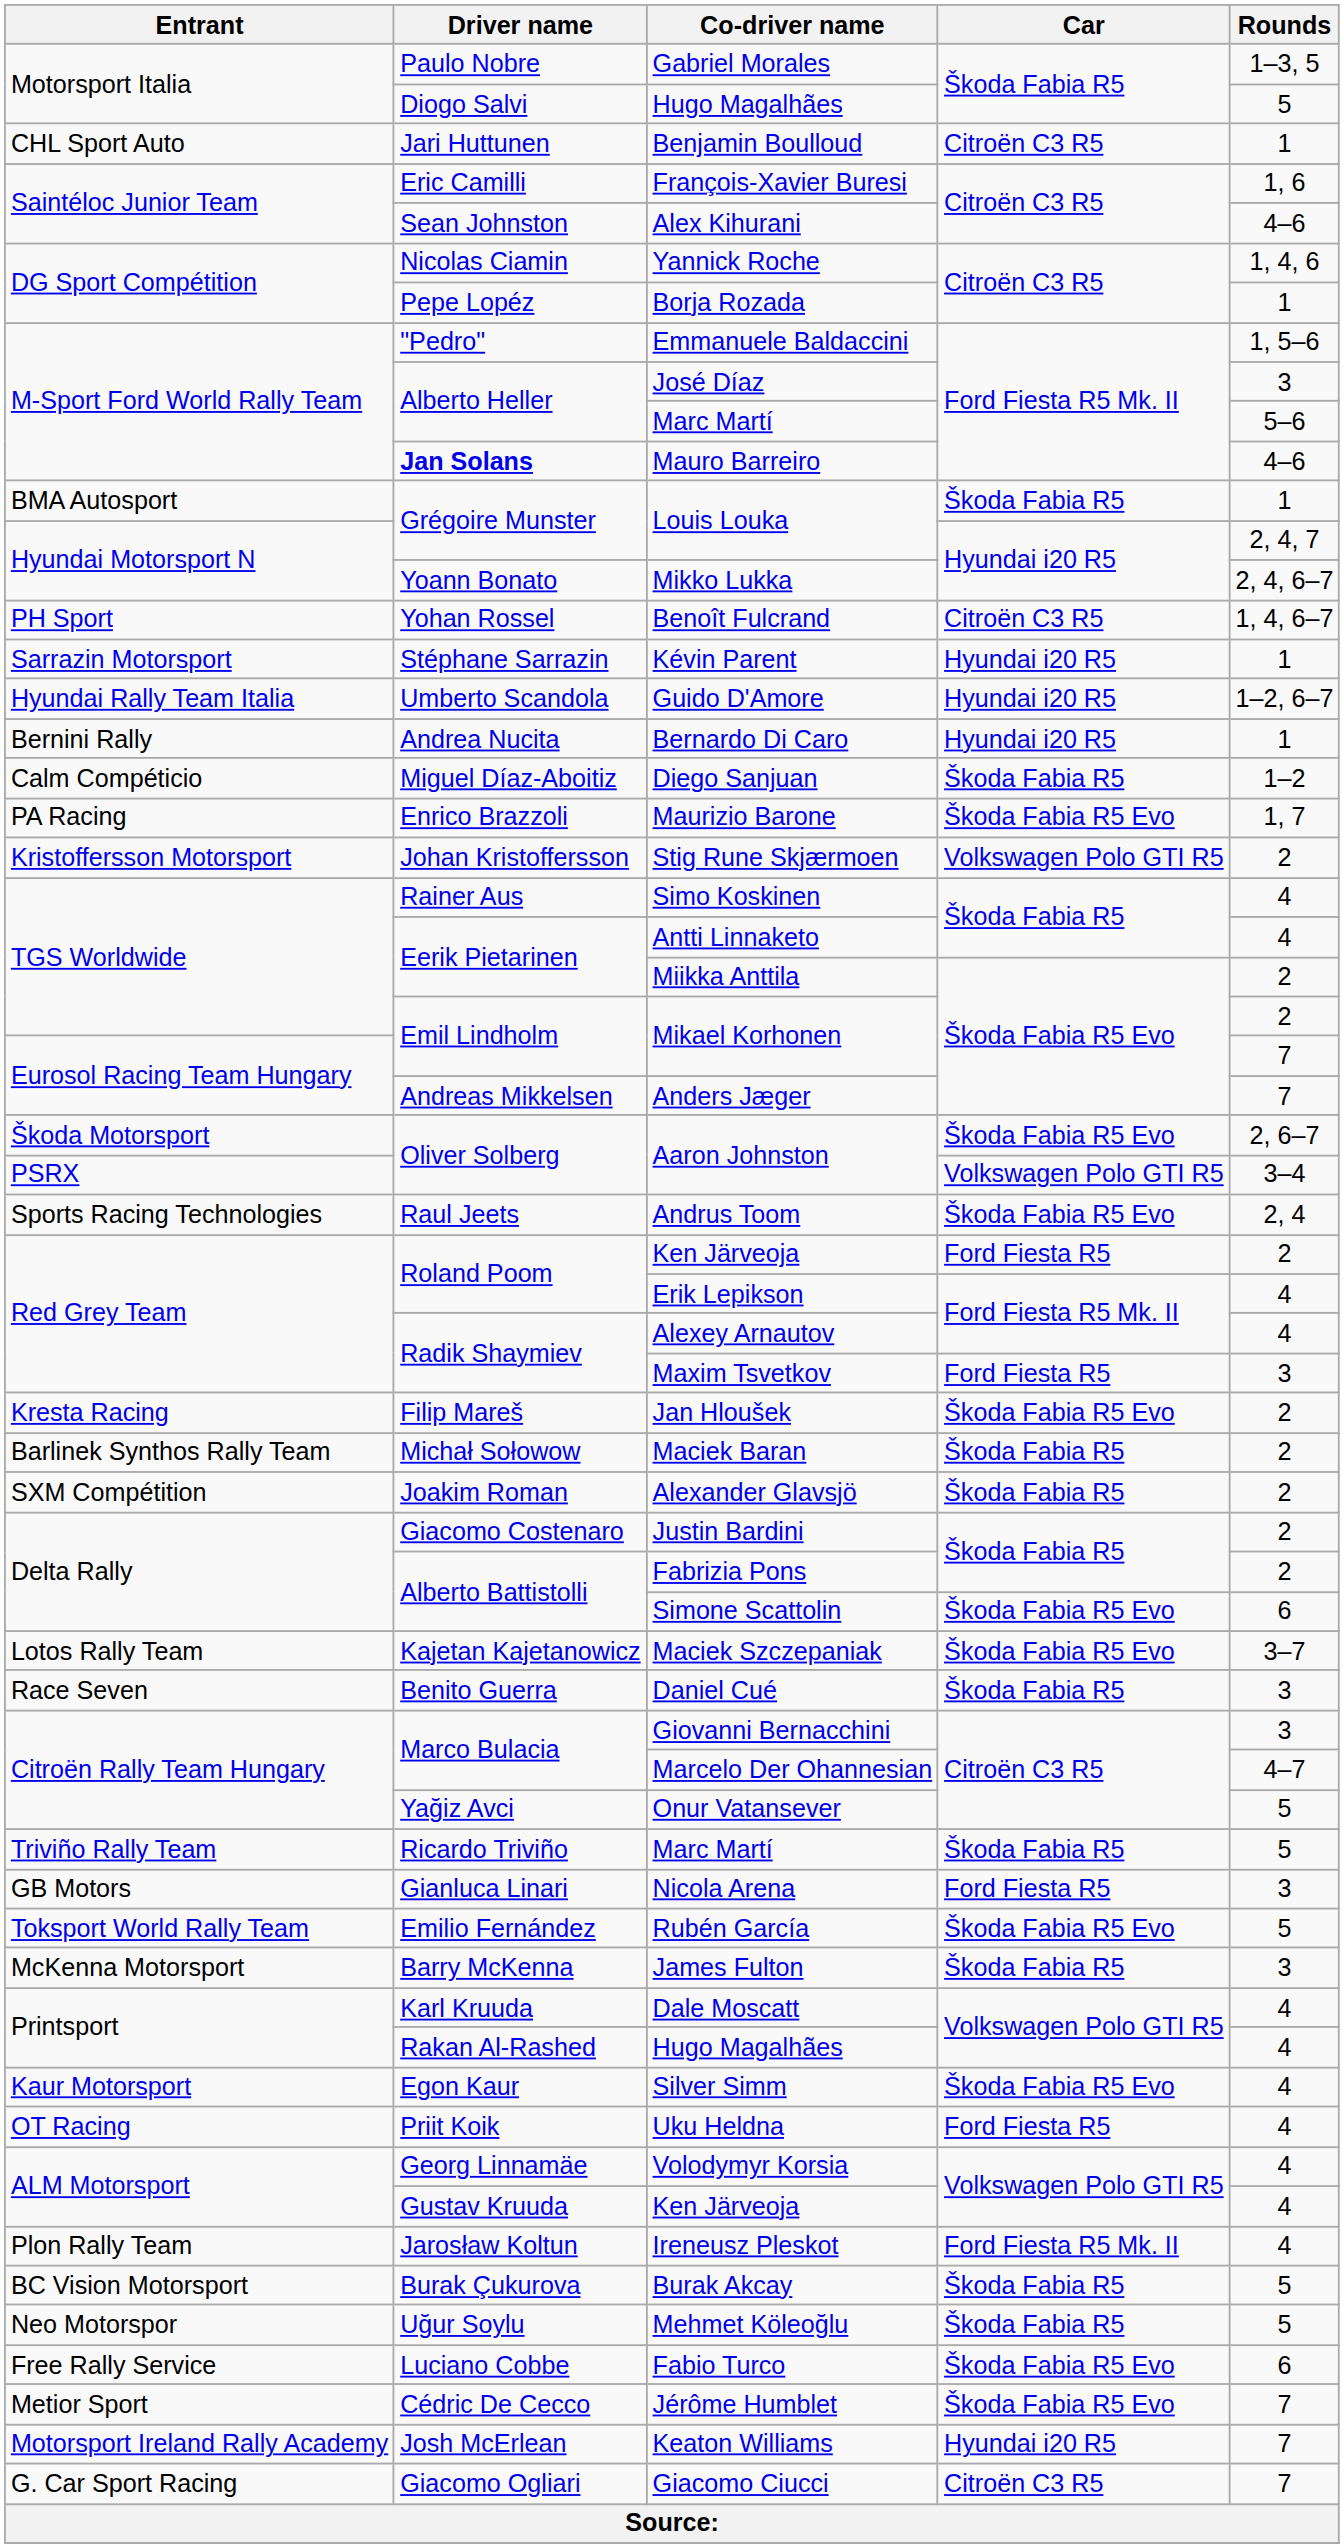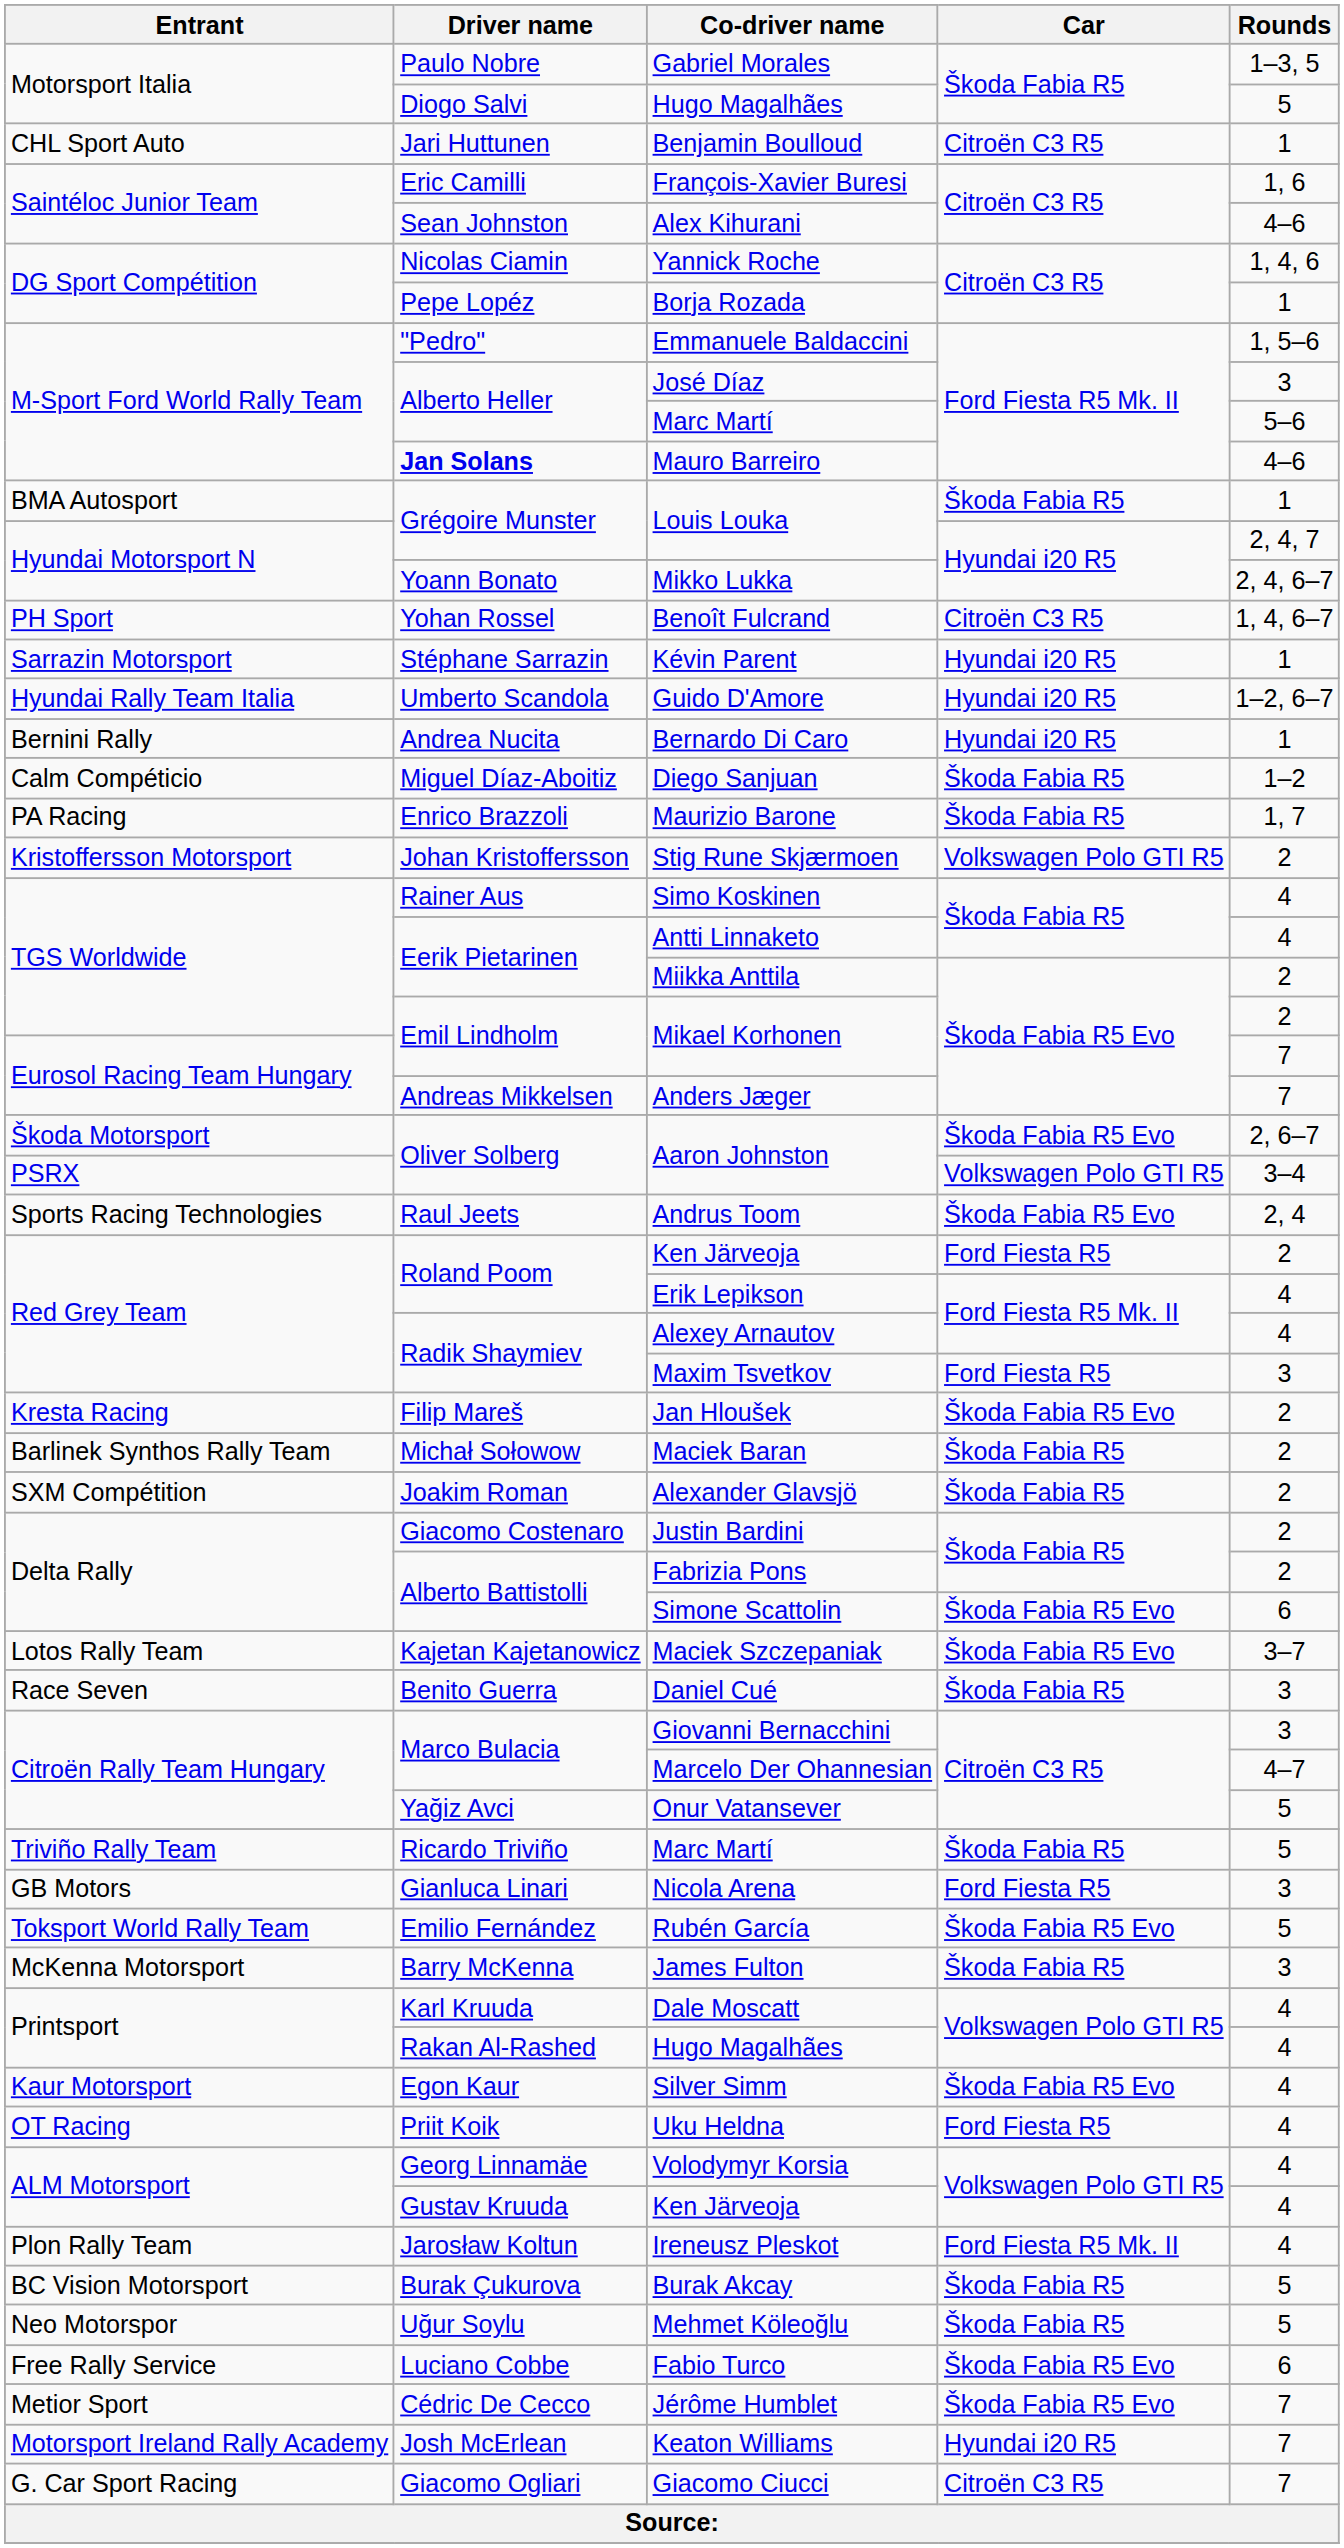(1059, 818) Škoda Fabia R5 Evo -> (1034, 818) Škoda Fabia R5
